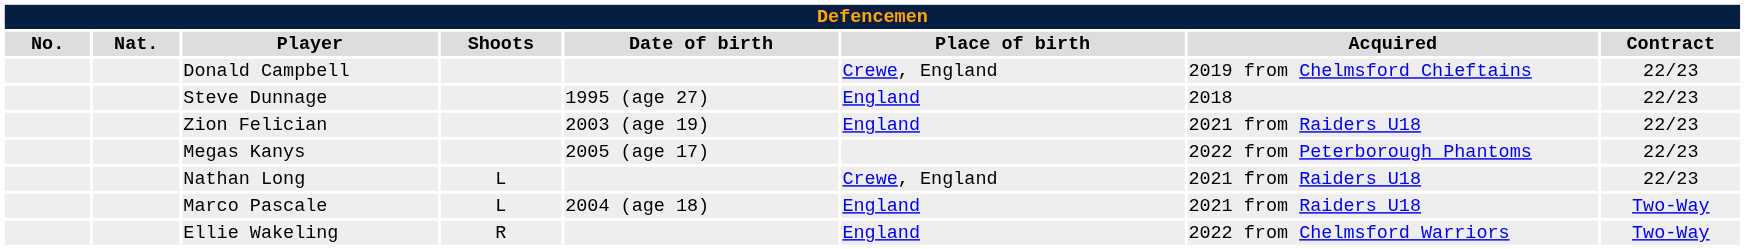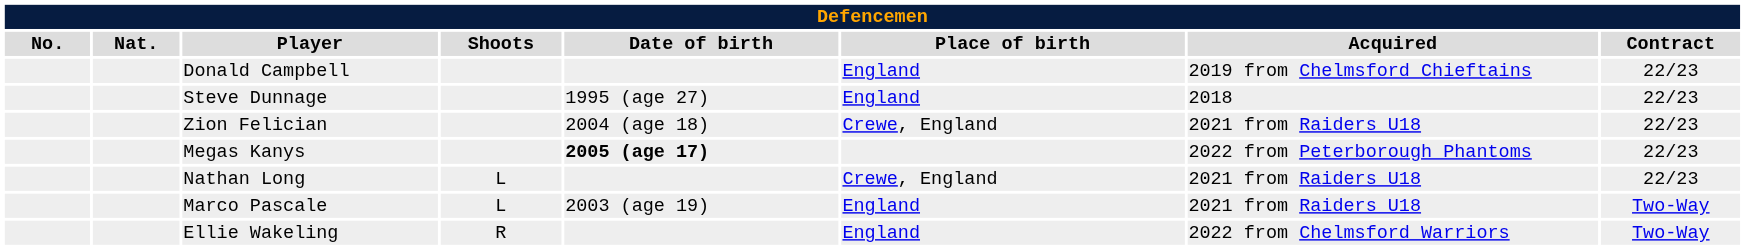(920, 70) Crewe, England -> (881, 70) England
(637, 124) 2003 (age 19) -> (637, 124) 2004 (age 18)
(881, 124) England -> (920, 124) Crewe, England
(637, 151) normal -> (637, 151) bold
(637, 205) 2004 (age 18) -> (637, 205) 2003 (age 19)
